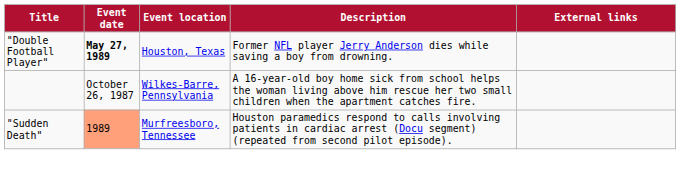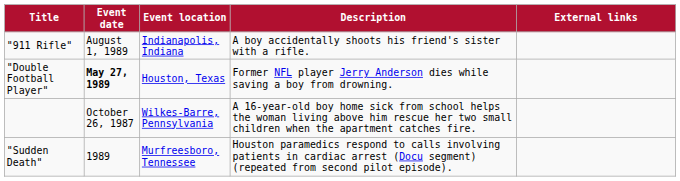+ row: (39, 46)
(98, 129) lightsalmon background -> (98, 157) no background
